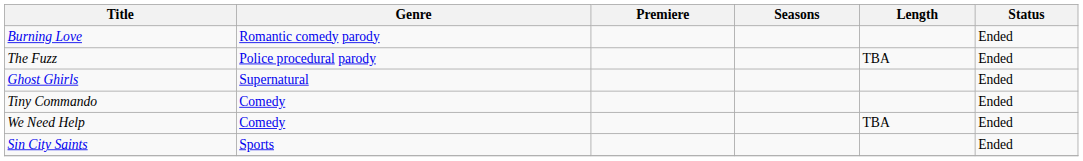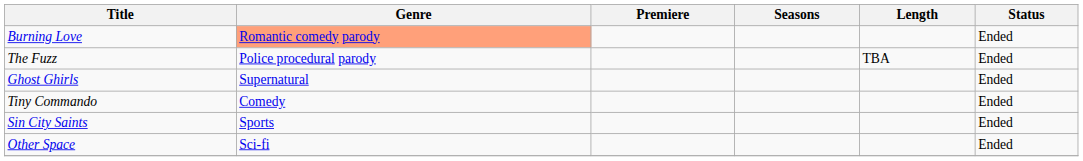(309, 36) no background -> (309, 36) lightsalmon background
- row: (46, 123)
+ row: (41, 144)
